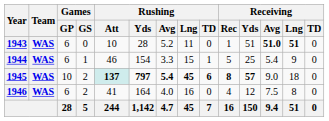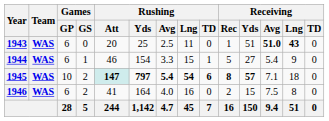(112, 44) 10 -> (112, 44) 20
(143, 44) 28 -> (143, 44) 25
(167, 44) 5.2 -> (167, 44) 2.5
(294, 44) 51 -> (294, 44) 43
(250, 60) 25 -> (250, 60) 27
(112, 76) 137 -> (112, 76) 147
(189, 76) 45 -> (189, 76) 54
(272, 76) 9.0 -> (272, 76) 7.1
(229, 92) 4 -> (229, 92) 2
(250, 92) 12 -> (250, 92) 15
